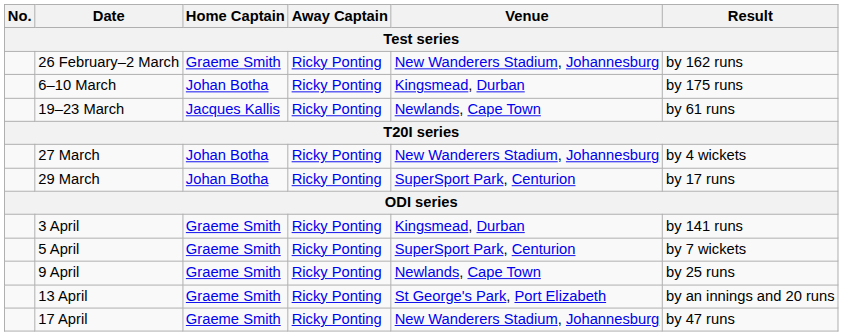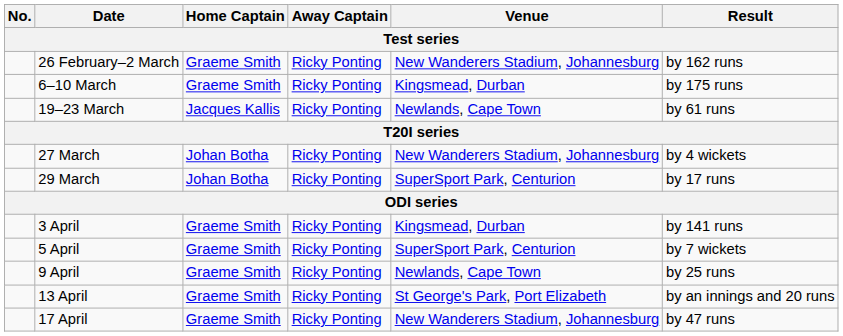(227, 86) Johan Botha -> (233, 86) Graeme Smith
